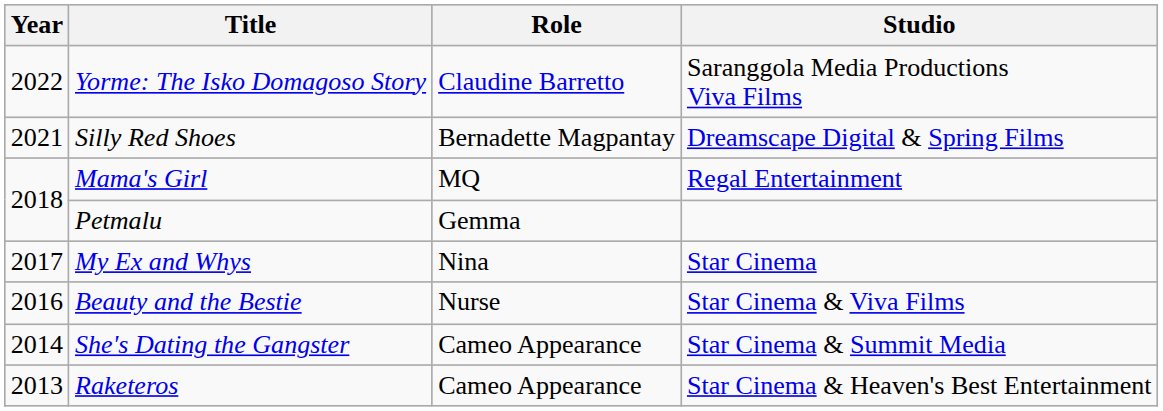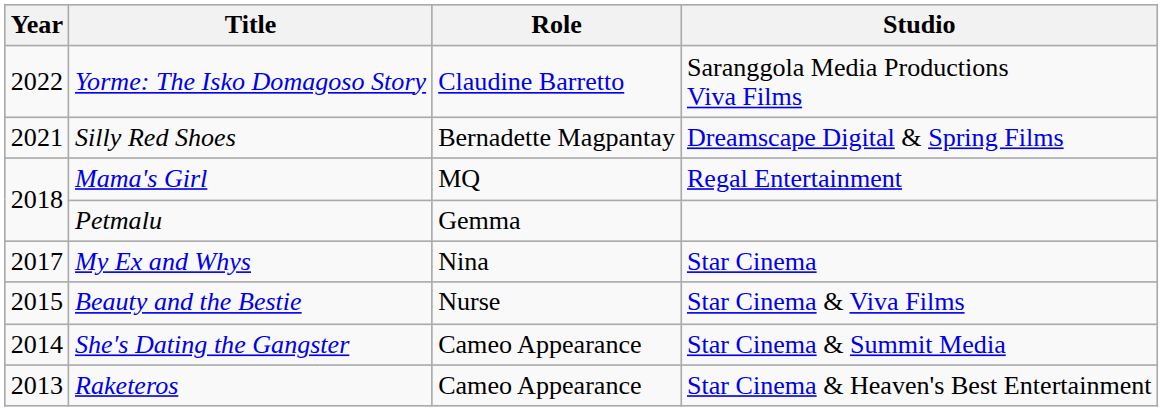(37, 302) 2016 -> (37, 302) 2015
